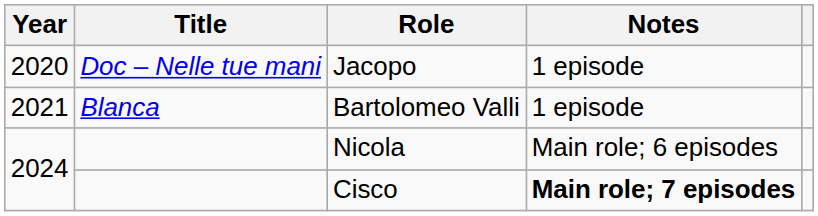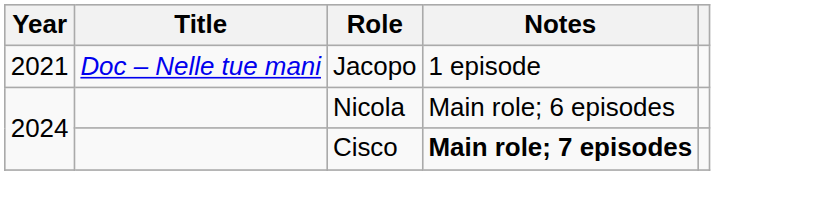(40, 66) 2020 -> (40, 66) 2021
- row: (426, 107)
